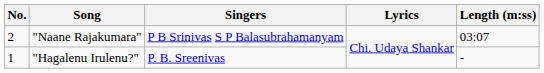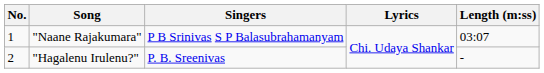(11, 36) 2 -> (11, 36) 1
(11, 57) 1 -> (11, 57) 2
